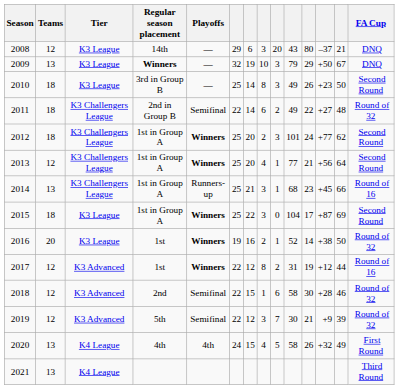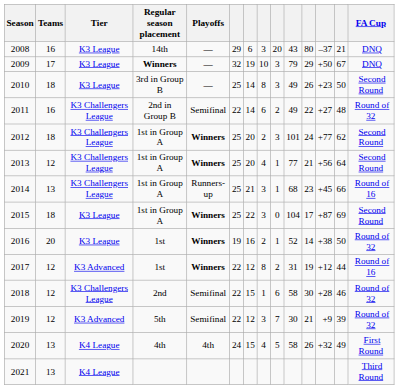(51, 49) 12 -> (51, 49) 16
(51, 64) 13 -> (51, 64) 17
(51, 111) 18 -> (51, 111) 16
(99, 293) K3 Advanced -> (99, 293) K3 Challengers League
